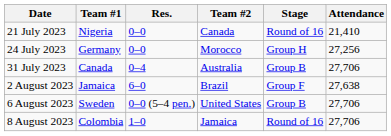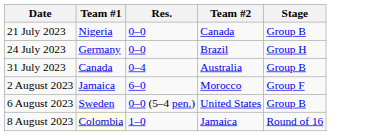- column: (356, 13)
(295, 31) Round of 16 -> (286, 31) Group B
(221, 49) Morocco -> (214, 49) Brazil
(214, 85) Brazil -> (221, 85) Morocco
(101, 121) no background -> (101, 121) lightyellow background
